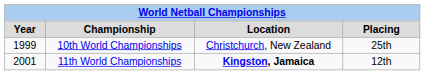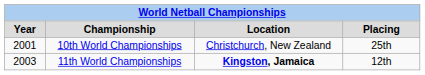(25, 46) 1999 -> (25, 46) 2001
(25, 62) 2001 -> (25, 62) 2003
